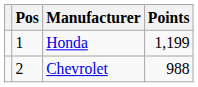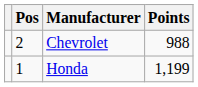rows swapped: (67, 43) <-> (77, 69)
